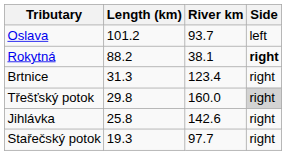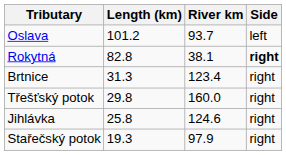(120, 56) 88.2 -> (120, 56) 82.8
(262, 98) lightgrey background -> (262, 98) no background
(204, 118) 142.6 -> (204, 118) 124.6
(201, 139) 97.7 -> (201, 139) 97.9
